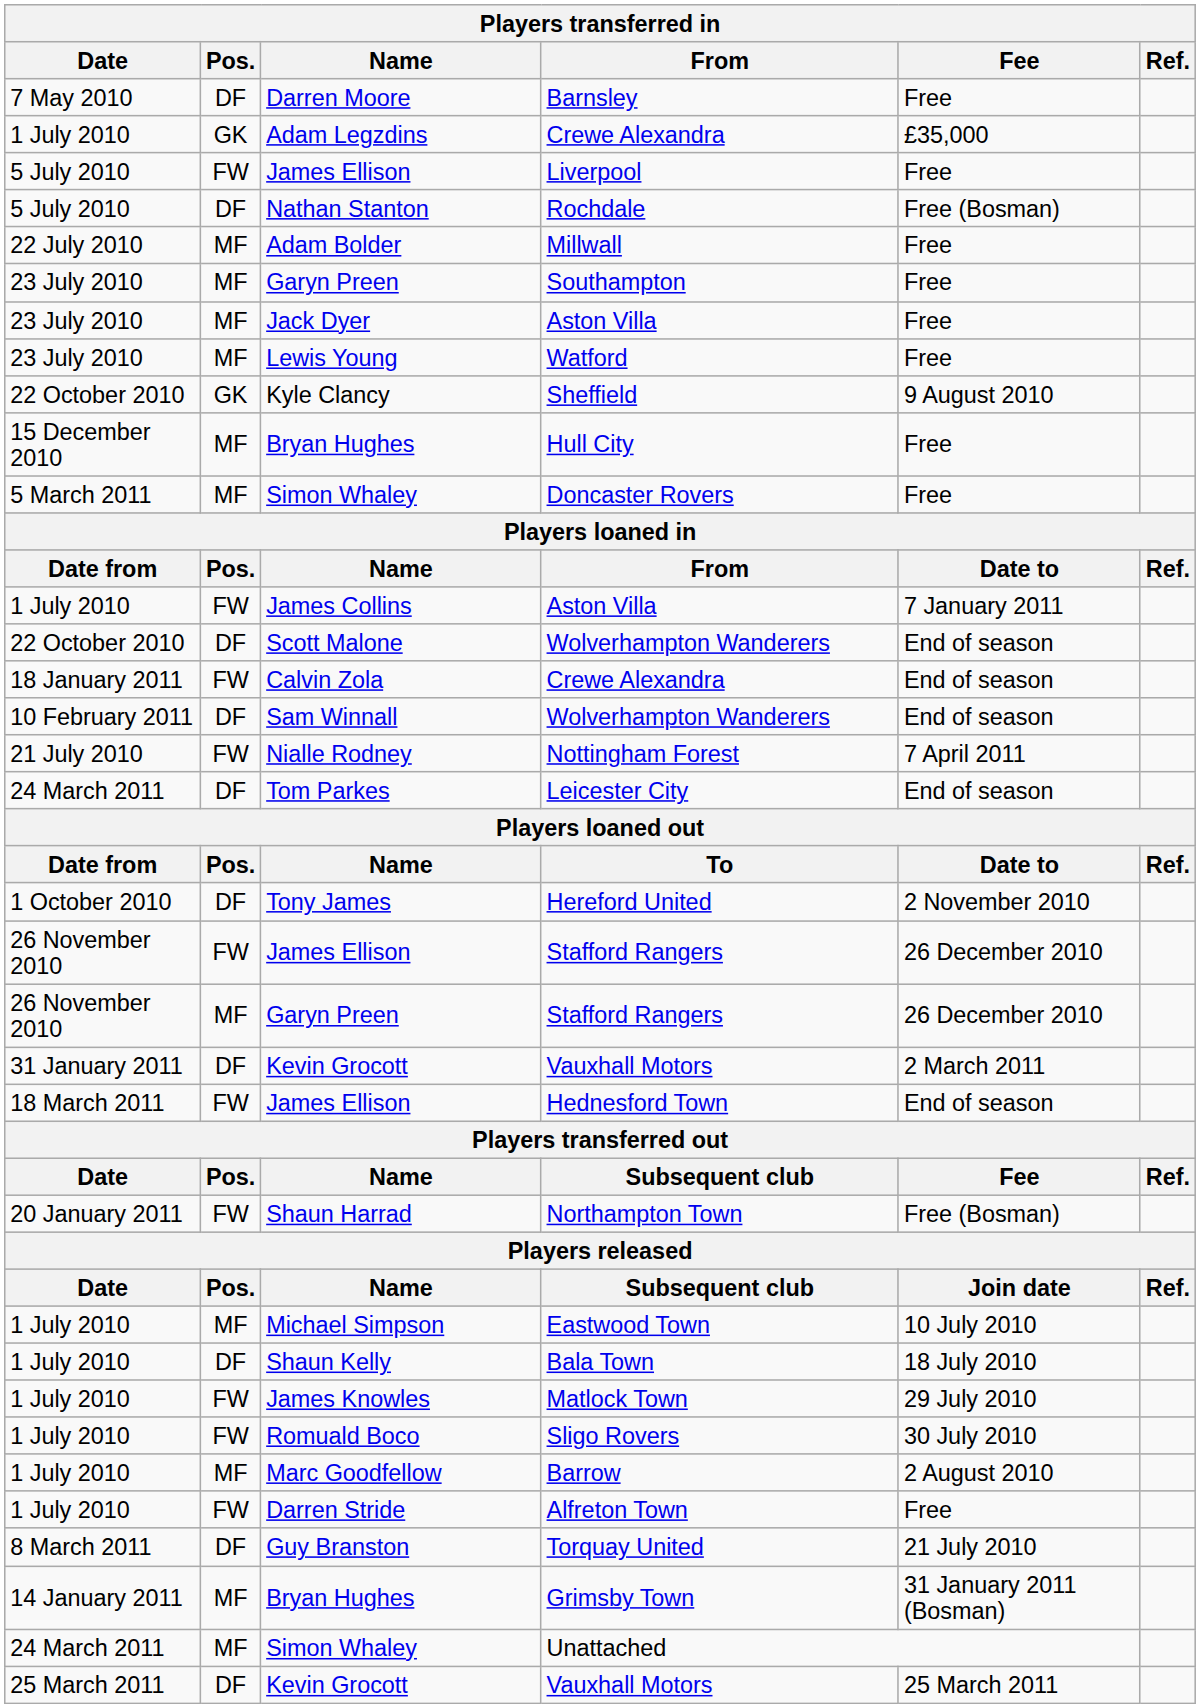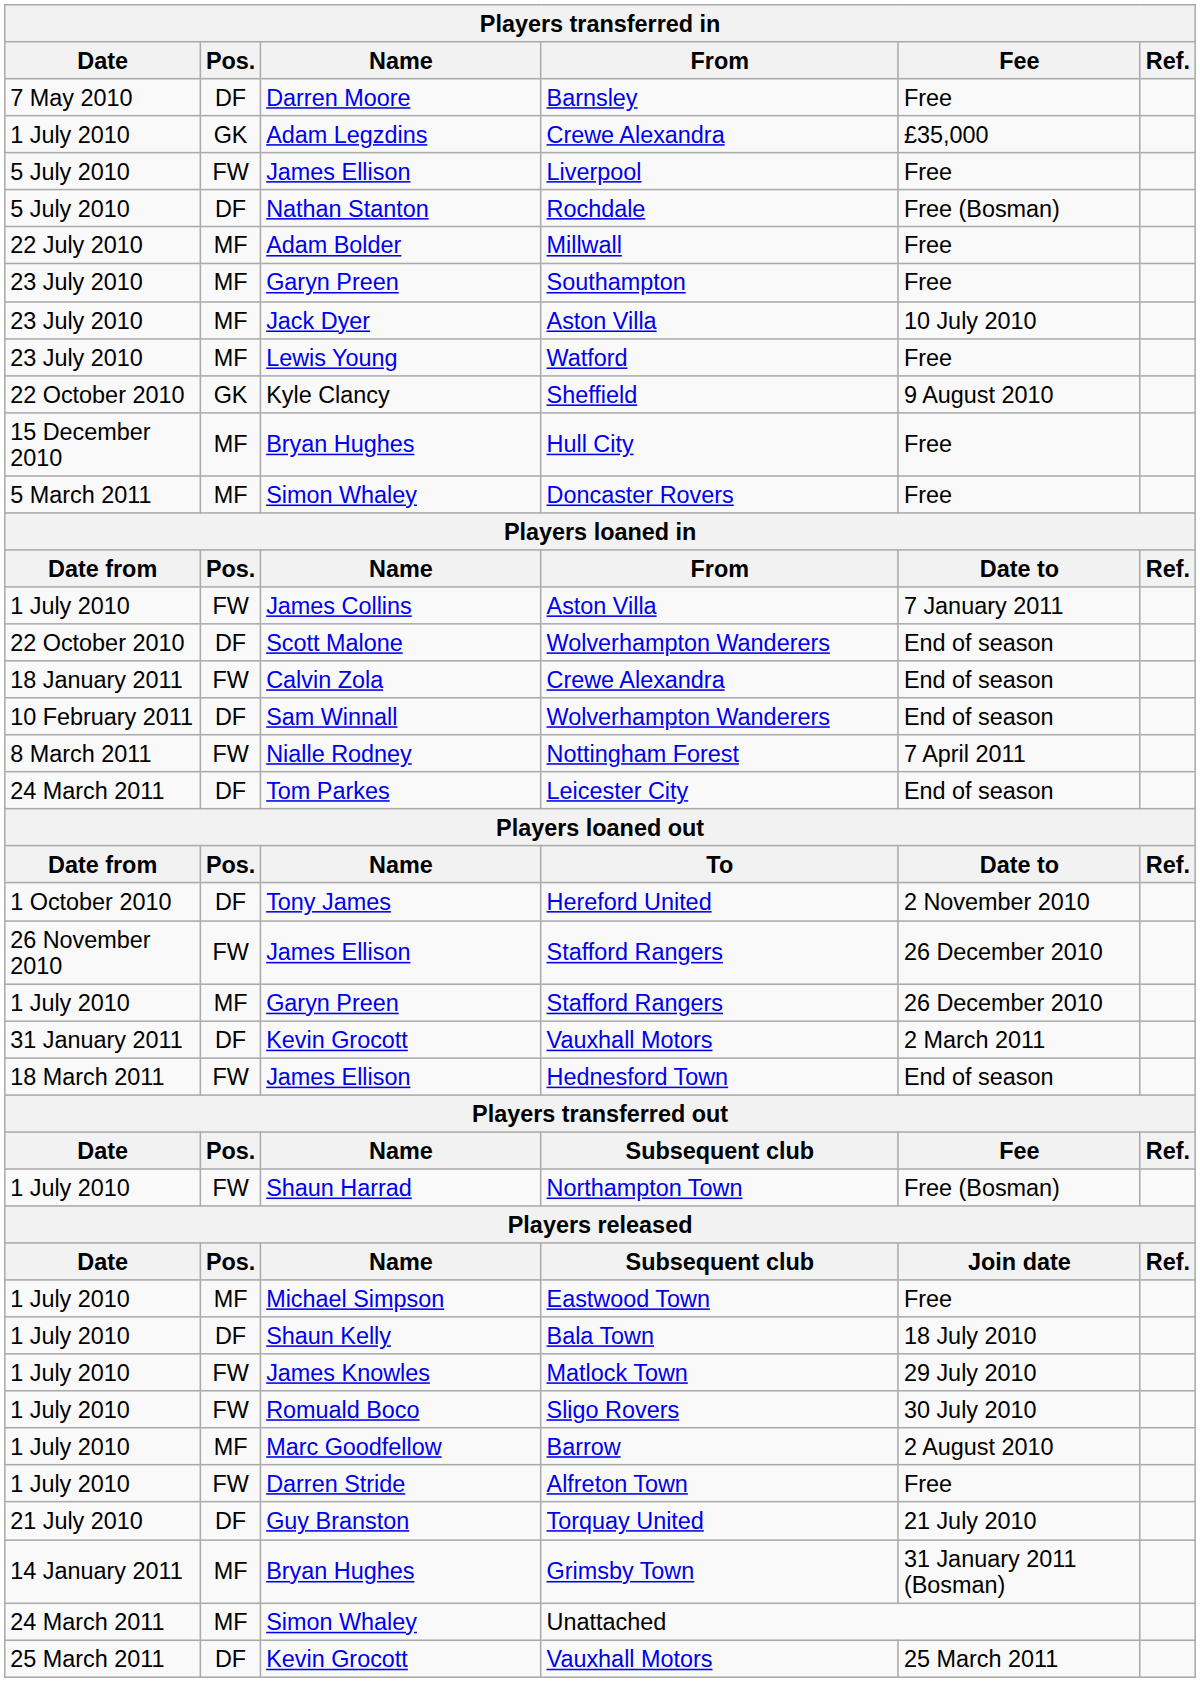(928, 320) Free -> (970, 320) 10 July 2010
(77, 754) 21 July 2010 -> (81, 754) 8 March 2011
(80, 1015) 26 November 2010 -> (70, 1002) 1 July 2010
(96, 1214) 20 January 2011 -> (70, 1188) 1 July 2010
(970, 1325) 10 July 2010 -> (928, 1299) Free
(81, 1547) 8 March 2011 -> (77, 1521) 21 July 2010
